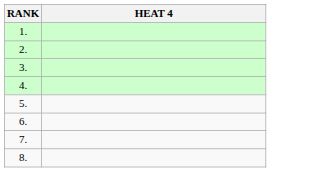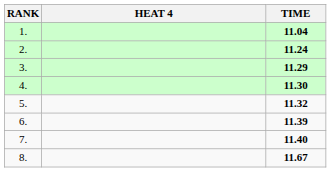+ column: (296, 13)
